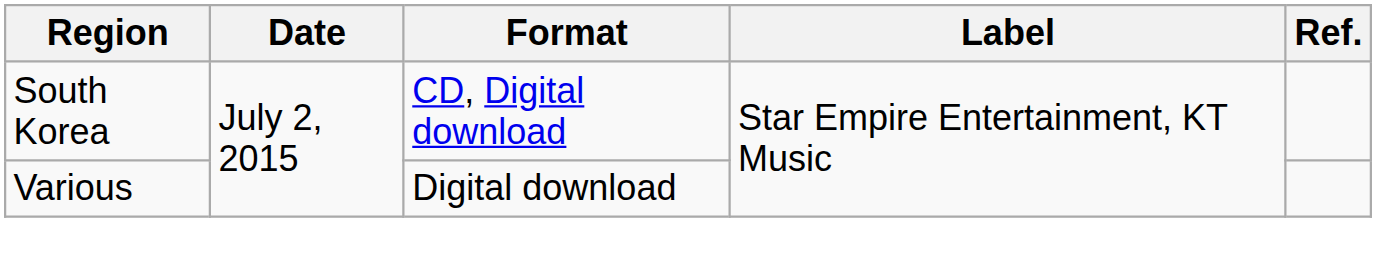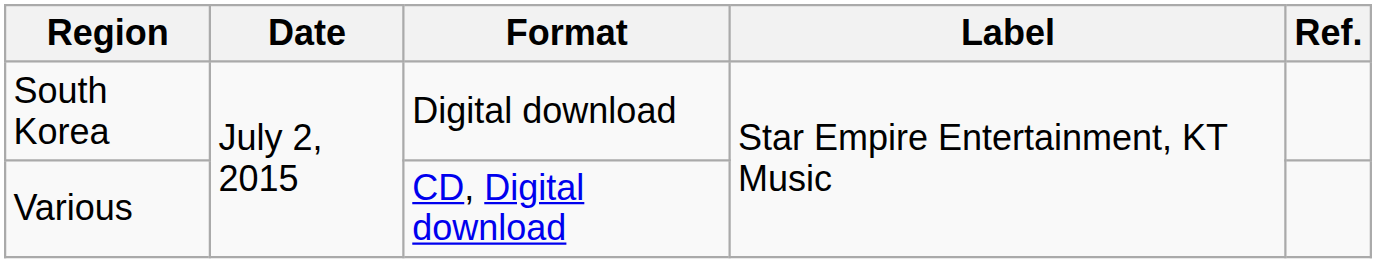(498, 110) CD, Digital download -> (544, 110) Digital download
(544, 187) Digital download -> (498, 207) CD, Digital download
